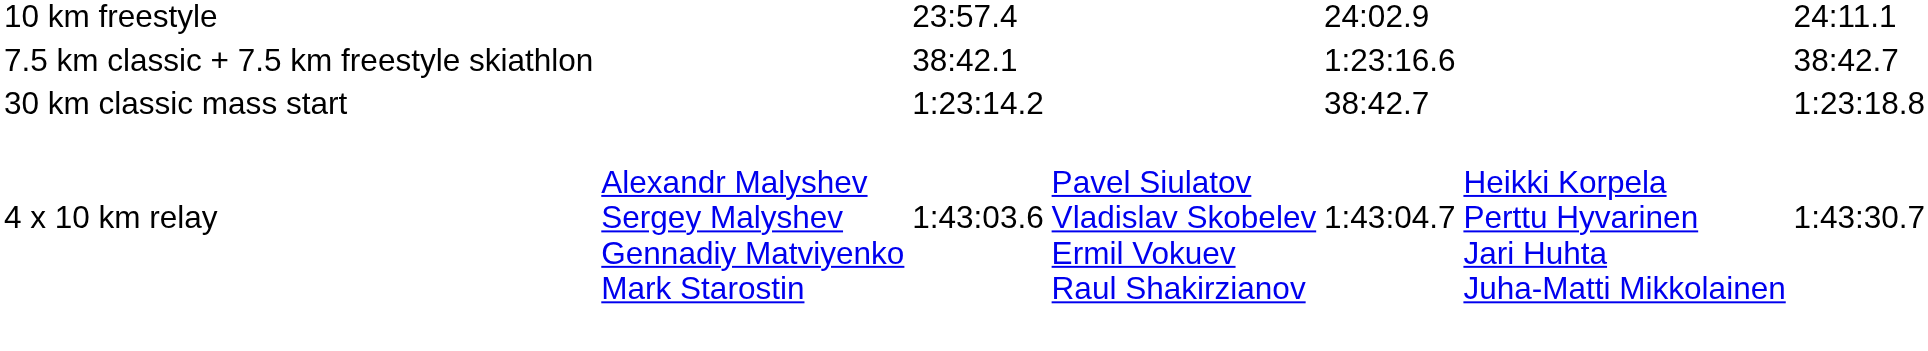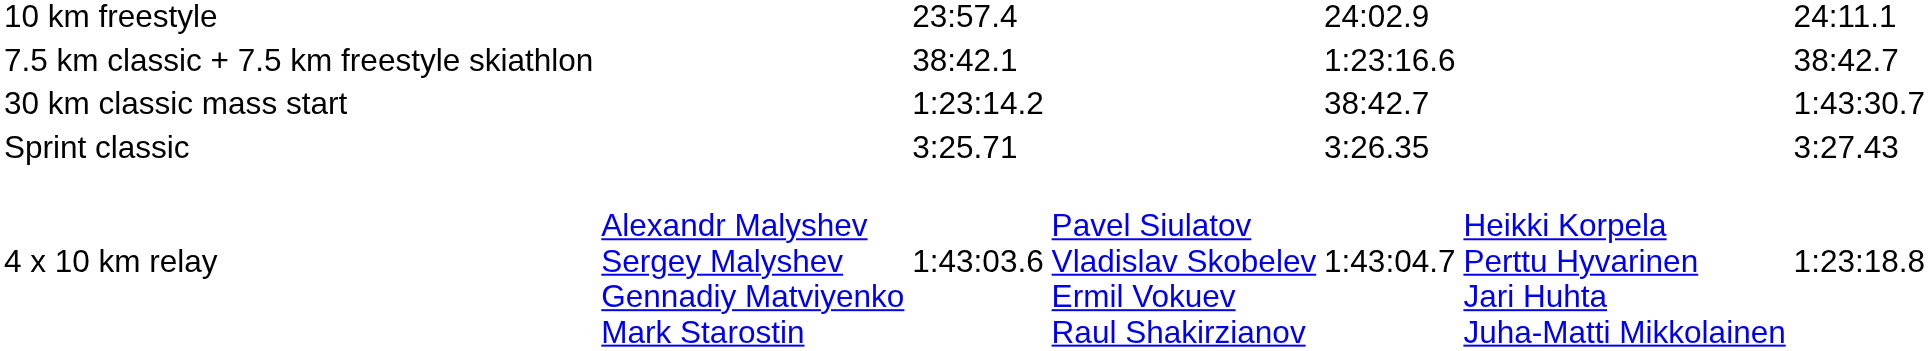(1859, 103) 1:23:18.8 -> (1859, 103) 1:43:30.7
+ row: (97, 147)
(1859, 218) 1:43:30.7 -> (1859, 261) 1:23:18.8
